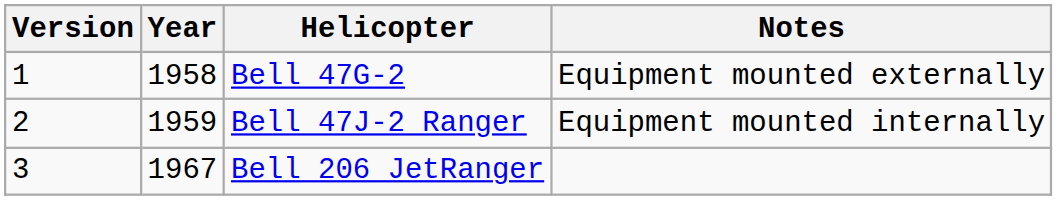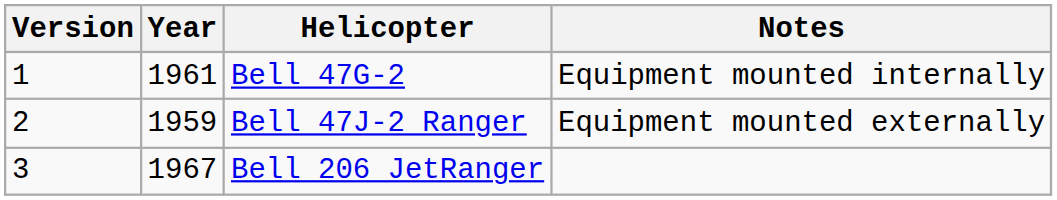(182, 76) 1958 -> (182, 76) 1961
(802, 76) Equipment mounted externally -> (802, 76) Equipment mounted internally
(802, 123) Equipment mounted internally -> (802, 123) Equipment mounted externally
